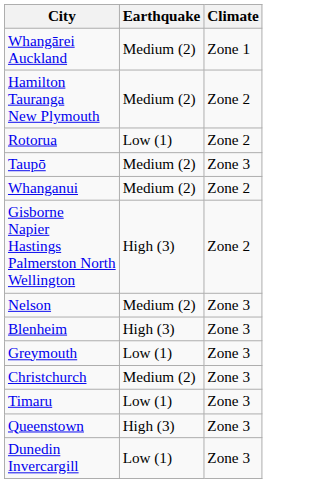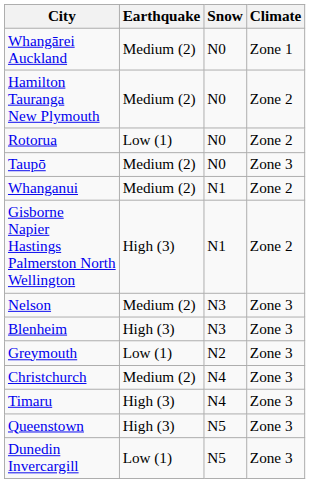+ column: (225, 16)
(147, 401) Low (1) -> (149, 401) High (3)
